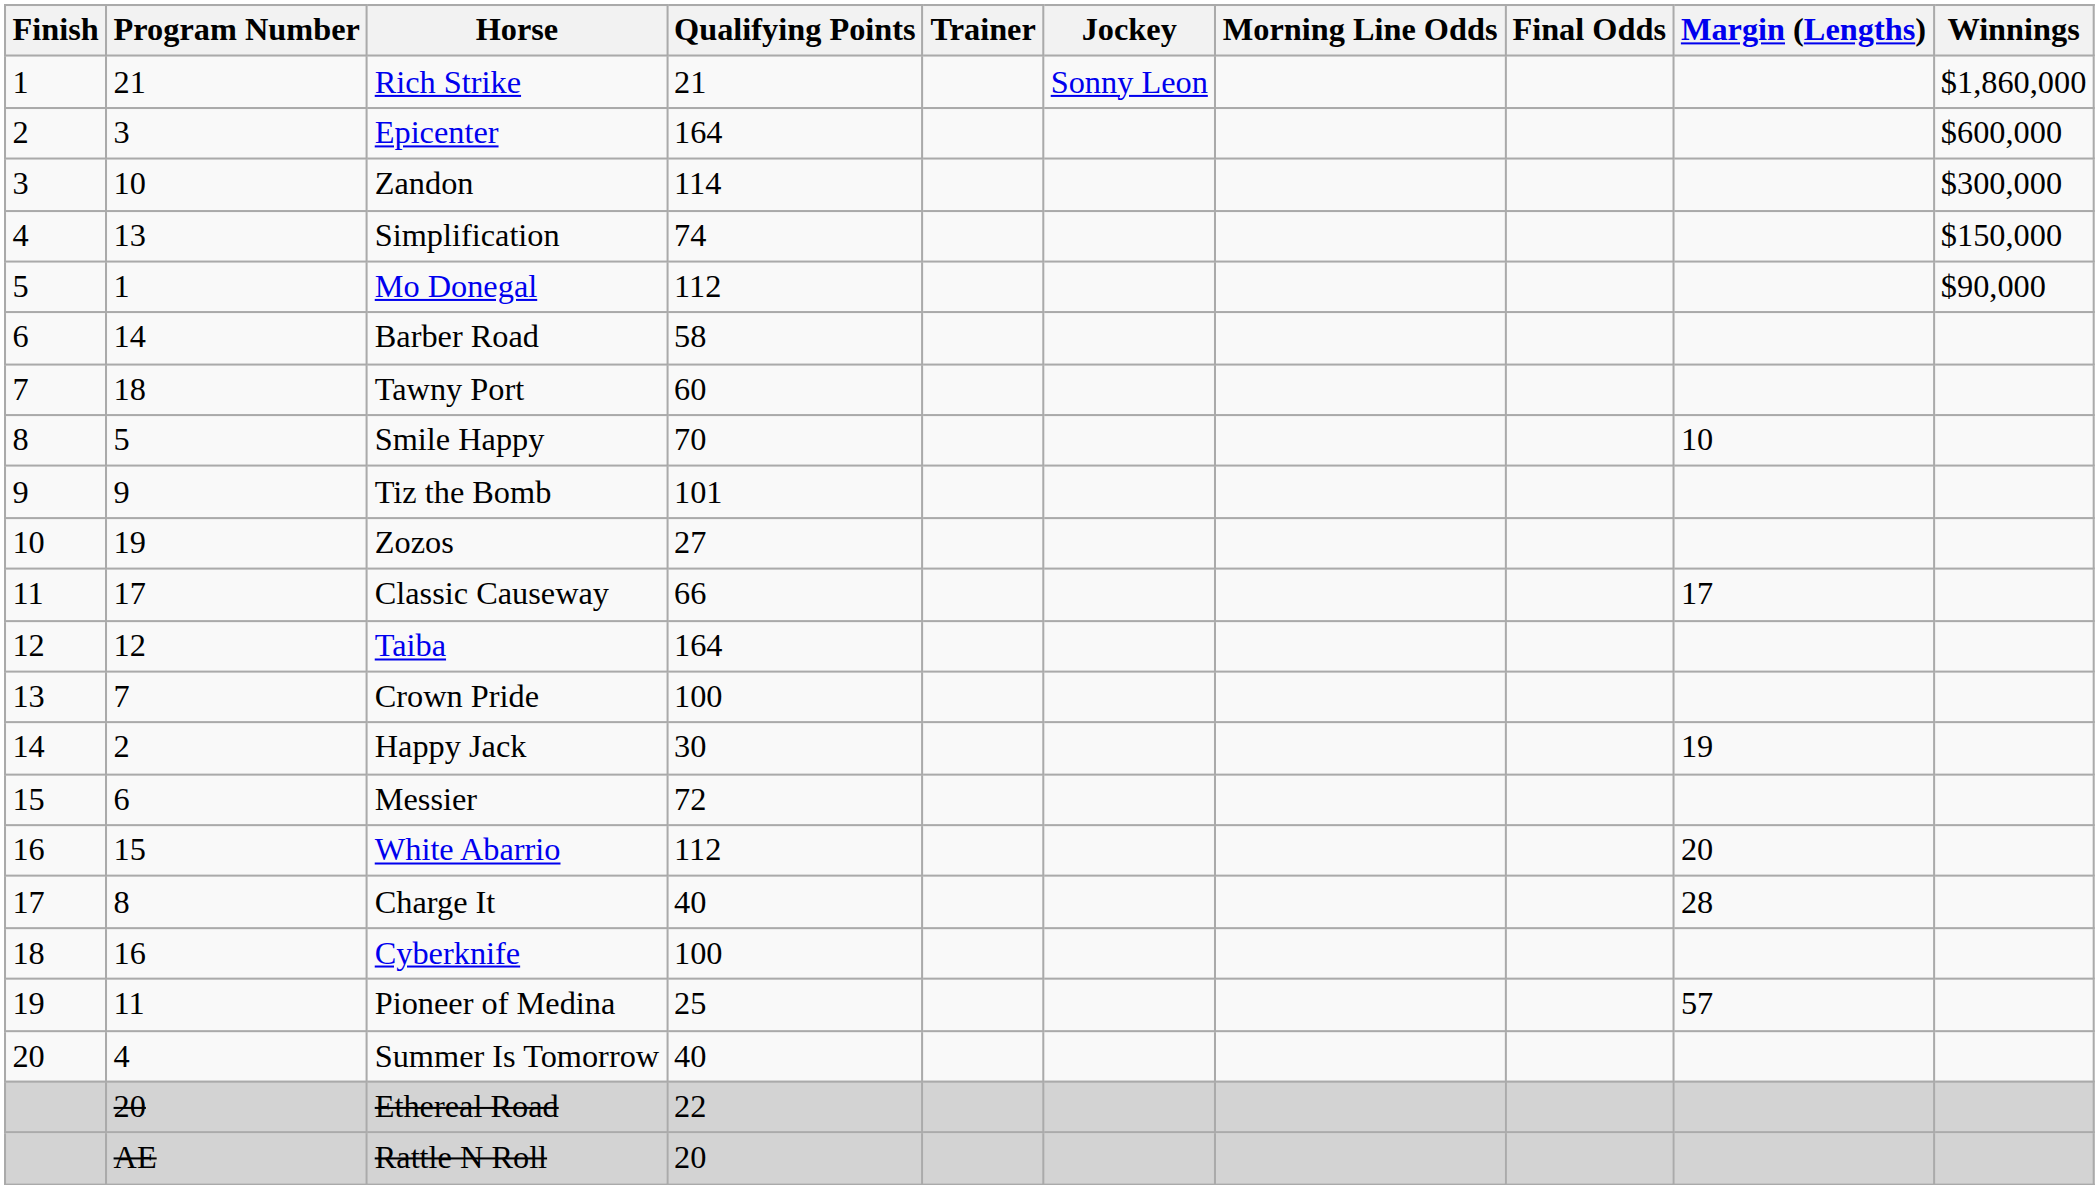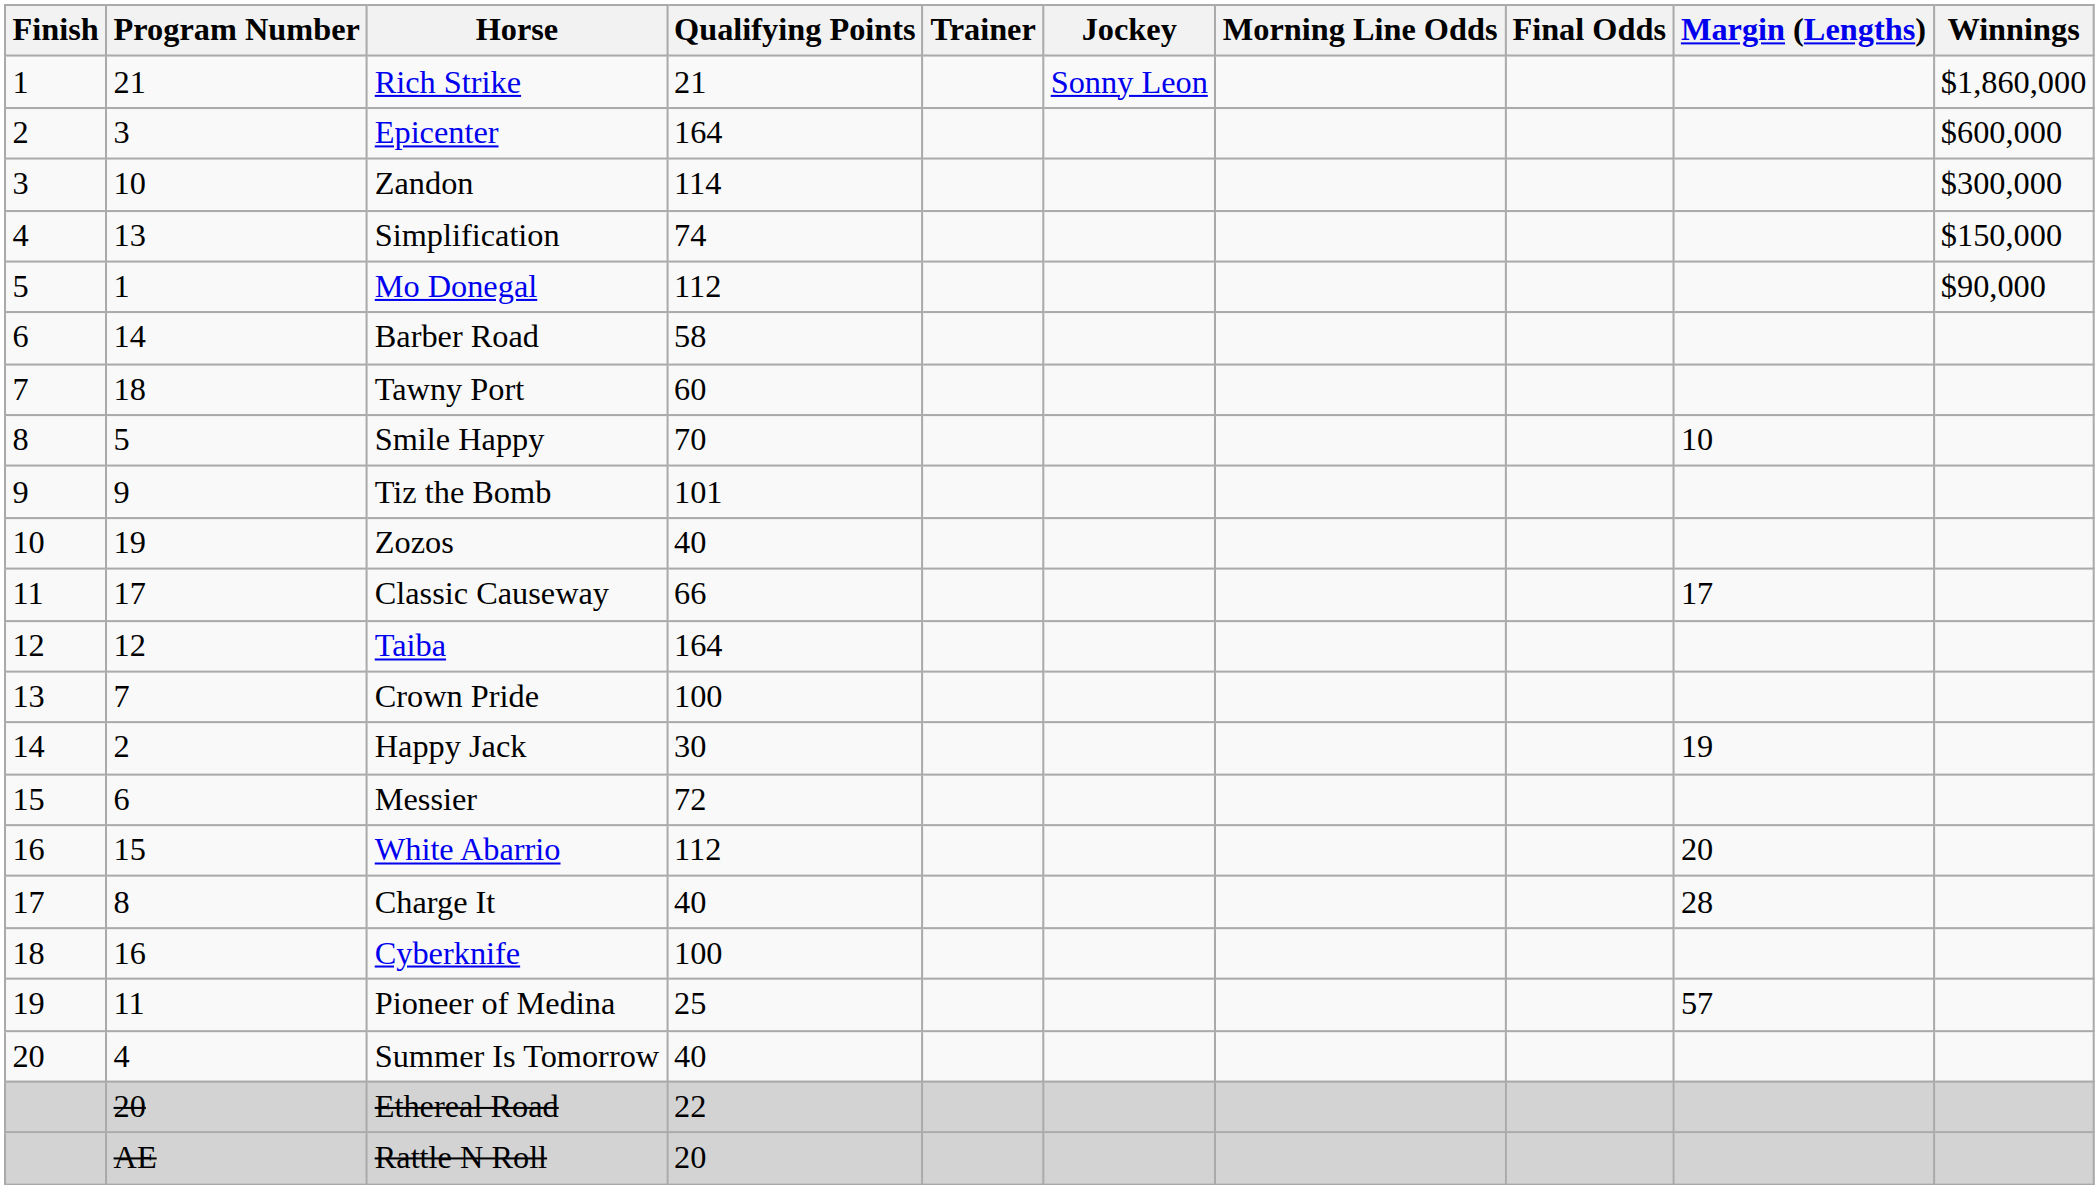(690, 542) 27 -> (690, 542) 40
